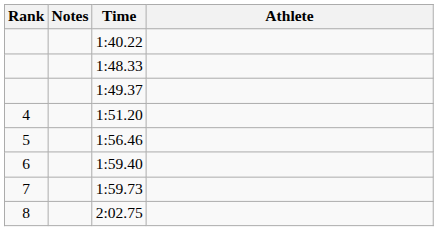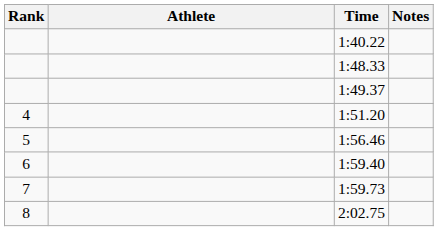columns swapped: (290, 16) <-> (70, 16)
